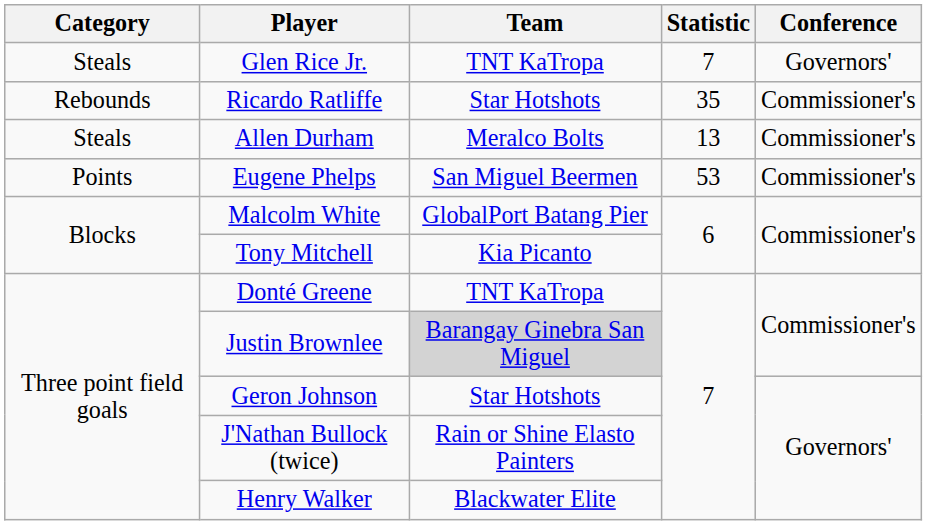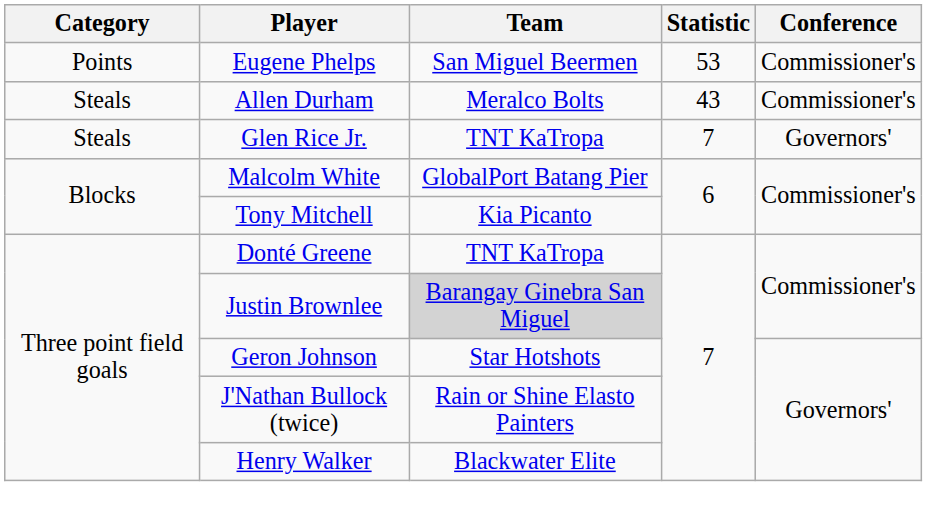rows swapped: (304, 176) <-> (304, 61)
- row: (304, 100)
(708, 138) 13 -> (708, 100) 43
